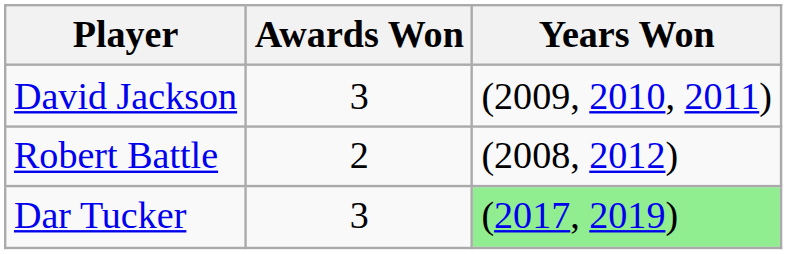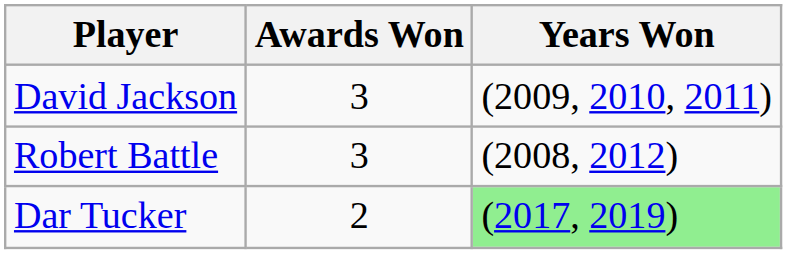(359, 155) 2 -> (359, 155) 3
(359, 215) 3 -> (359, 215) 2
